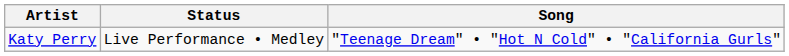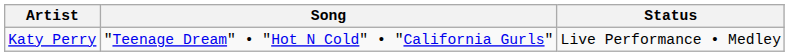columns swapped: (556, 16) <-> (214, 16)
